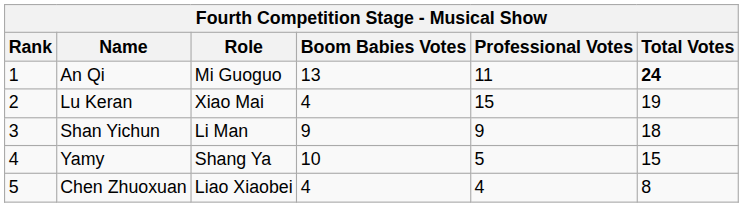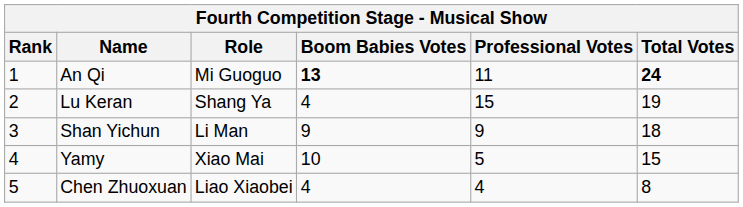(311, 74) normal -> (311, 74) bold
(229, 103) Xiao Mai -> (233, 103) Shang Ya
(233, 159) Shang Ya -> (229, 159) Xiao Mai
